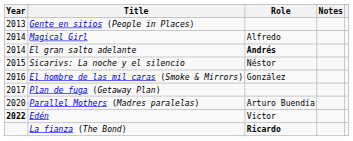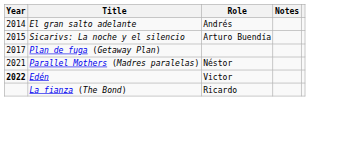- row: (112, 24)
- row: (59, 37)
(261, 50) bold -> (218, 24) normal
(261, 63) Néstor -> (237, 37) Arturo Buendía
- row: (136, 77)
(16, 103) 2020 -> (16, 63) 2021
(281, 103) Arturo Buendía -> (218, 63) Néstor
(264, 129) bold -> (220, 90) normal
